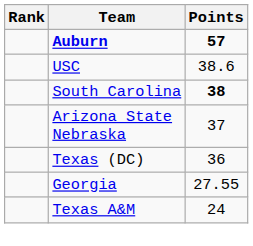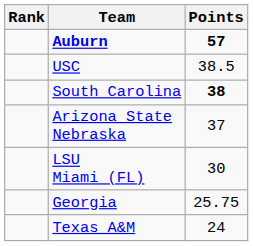(216, 67) 38.6 -> (216, 67) 38.5
- row: (98, 160)
+ row: (98, 169)
(216, 185) 27.55 -> (216, 202) 25.75
